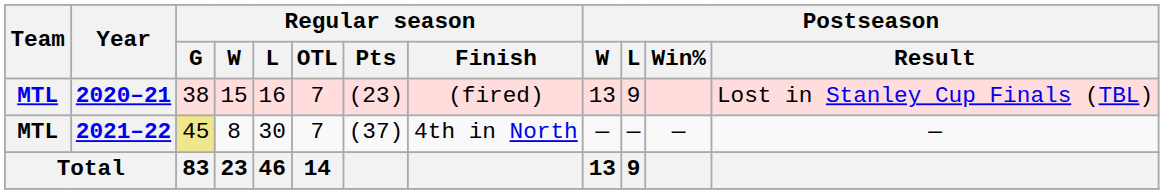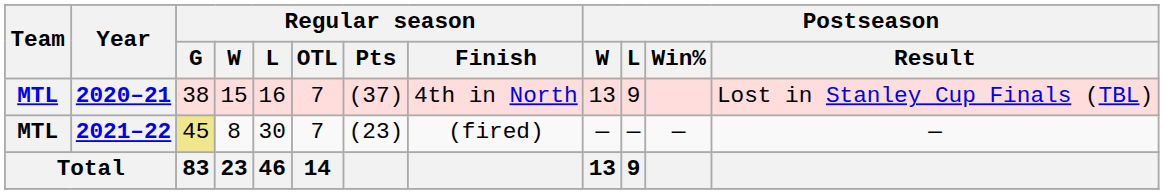(376, 97) (23) -> (376, 97) (37)
(496, 97) (fired) -> (496, 97) 4th in North
(376, 134) (37) -> (376, 134) (23)
(496, 134) 4th in North -> (496, 134) (fired)
